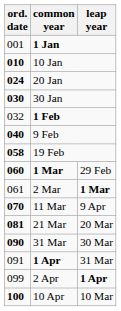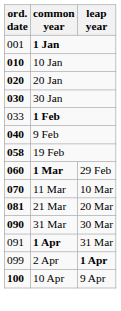(15, 80) 024 -> (15, 80) 020
(15, 116) 032 -> (15, 116) 033
- row: (47, 188)
(93, 206) 9 Apr -> (96, 188) 10 Mar
(96, 296) 10 Mar -> (93, 278) 9 Apr
